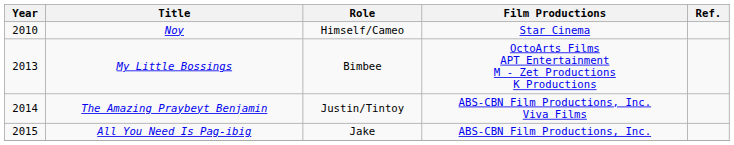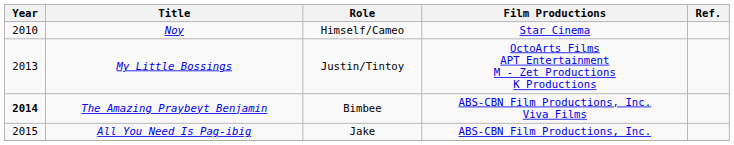(362, 66) Bimbee -> (362, 66) Justin/Tintoy
(25, 108) normal -> (25, 108) bold
(362, 108) Justin/Tintoy -> (362, 108) Bimbee
